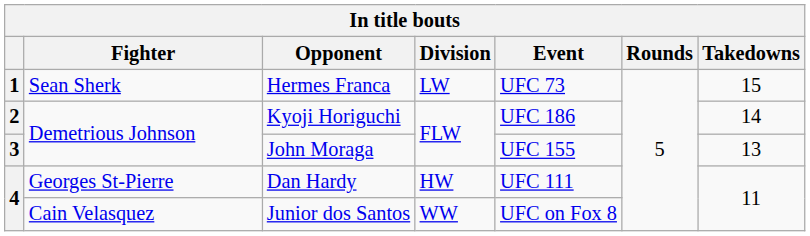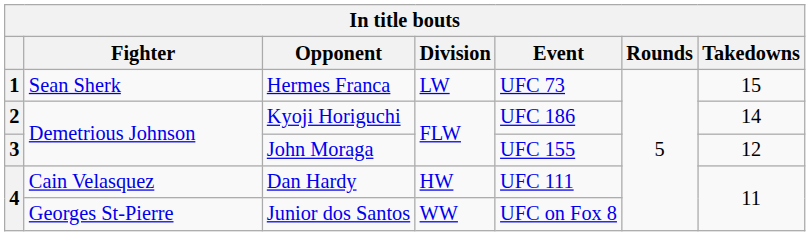(751, 149) 13 -> (751, 149) 12
(101, 181) Georges St-Pierre -> (92, 181) Cain Velasquez
(92, 213) Cain Velasquez -> (101, 213) Georges St-Pierre
